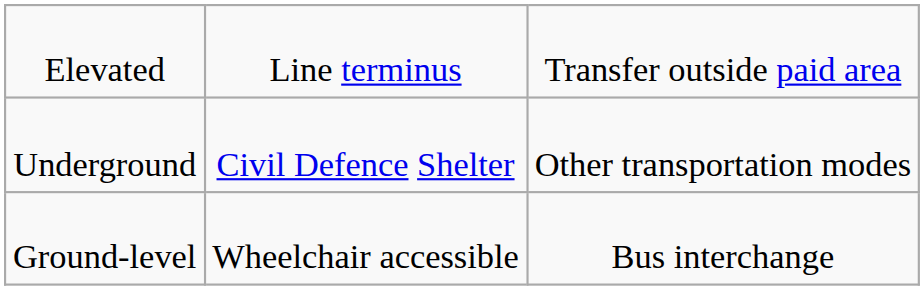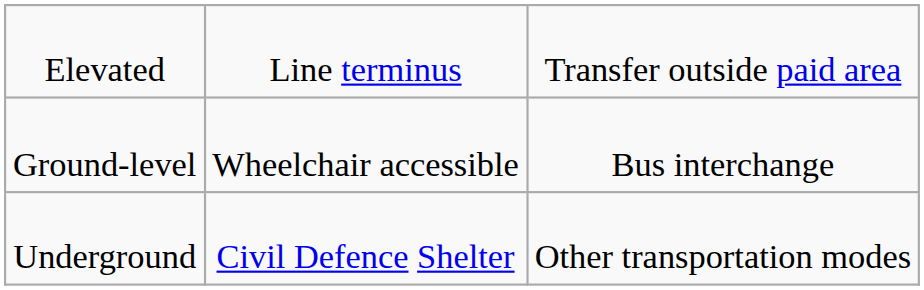rows swapped: (105, 256) <-> (105, 163)
